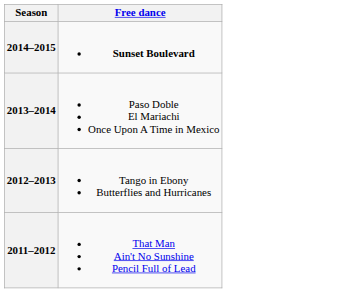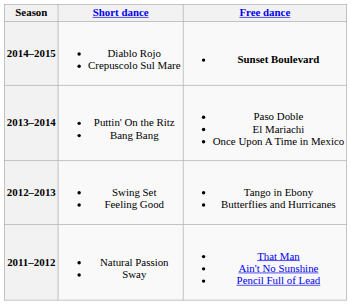+ column: (121, 13)
